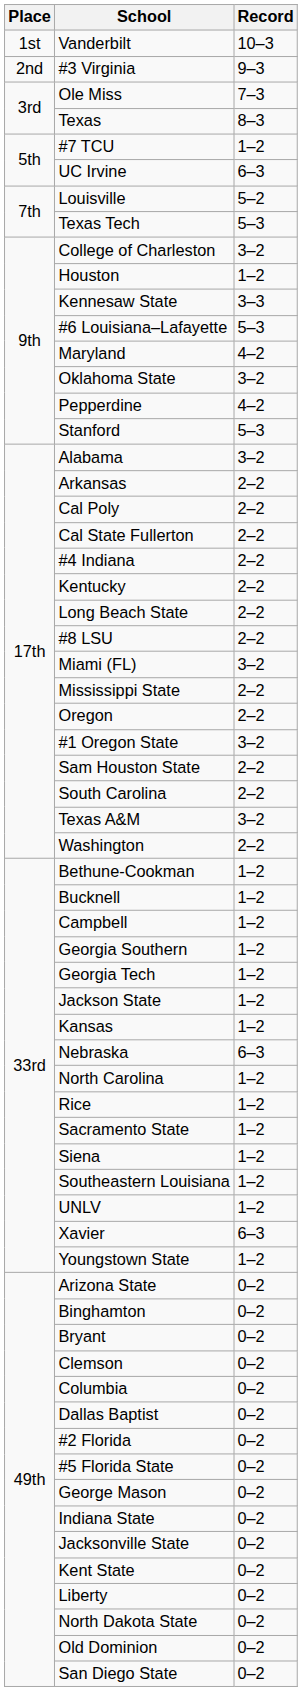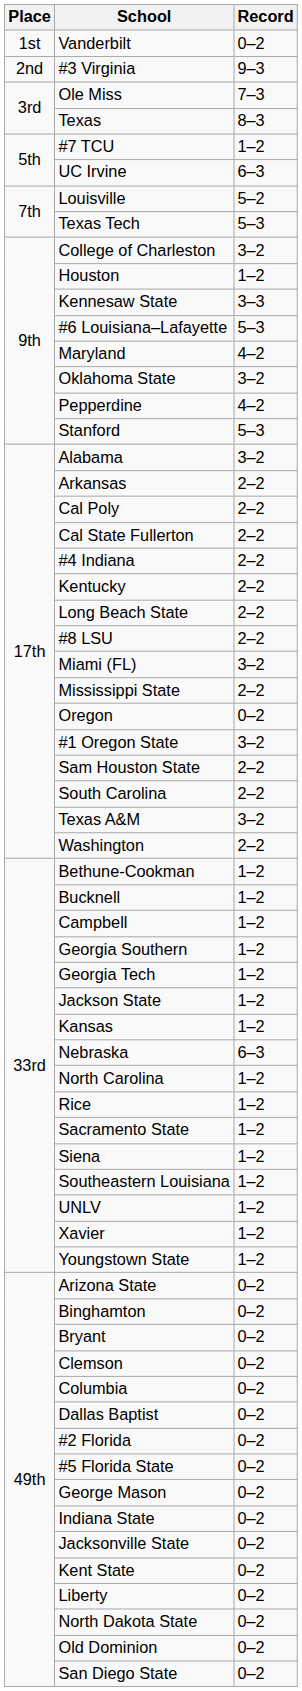(256, 43) 10–3 -> (251, 43) 0–2
(251, 716) 2–2 -> (251, 716) 0–2
(251, 1233) 6–3 -> (251, 1233) 1–2
